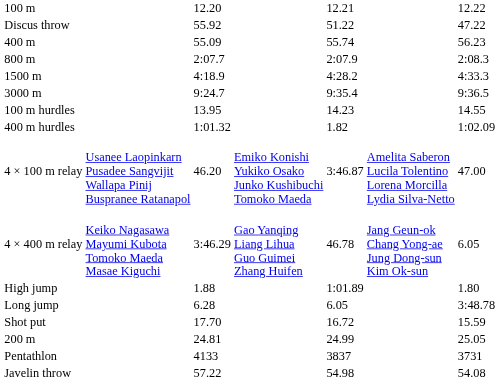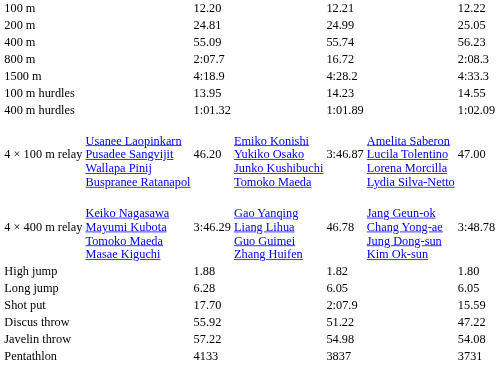rows swapped: (20, 339) <-> (37, 25)
(342, 59) 2:07.9 -> (340, 59) 16.72
- row: (23, 93)
(337, 126) 1.82 -> (345, 109) 1:01.89
(469, 243) 6.05 -> (476, 227) 3:48.78
(345, 288) 1:01.89 -> (337, 271) 1.82
(476, 305) 3:48.78 -> (469, 288) 6.05
(340, 322) 16.72 -> (342, 305) 2:07.9
rows swapped: (38, 373) <-> (31, 356)
